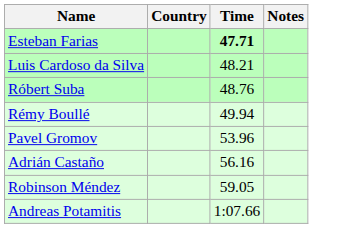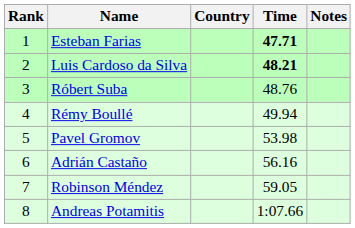+ column: (26, 16)
(237, 65) normal -> (280, 65) bold
(237, 138) 53.96 -> (280, 138) 53.98
